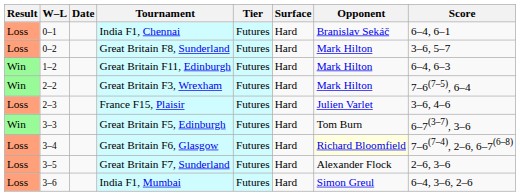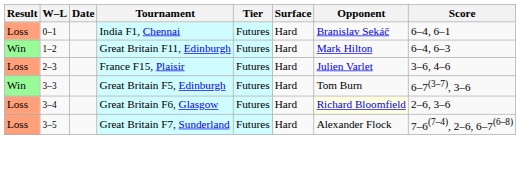- row: (165, 48)
- row: (161, 85)
(462, 145) 7–6(7–4), 2–6, 6–7(6–8) -> (431, 105) 2–6, 3–6
(431, 164) 2–6, 3–6 -> (462, 124) 7–6(7–4), 2–6, 6–7(6–8)
- row: (140, 182)
